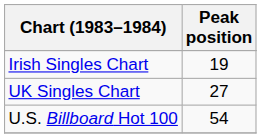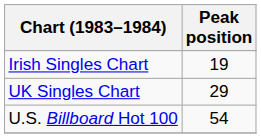(219, 91) 27 -> (219, 91) 29
